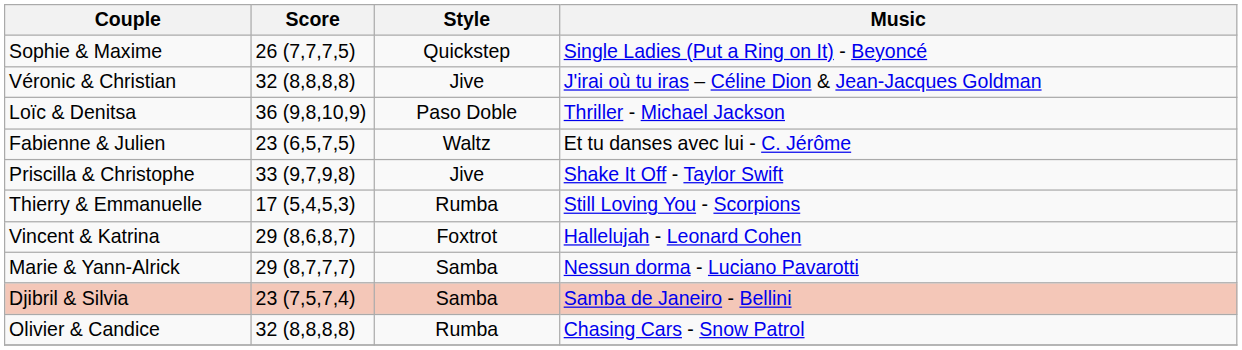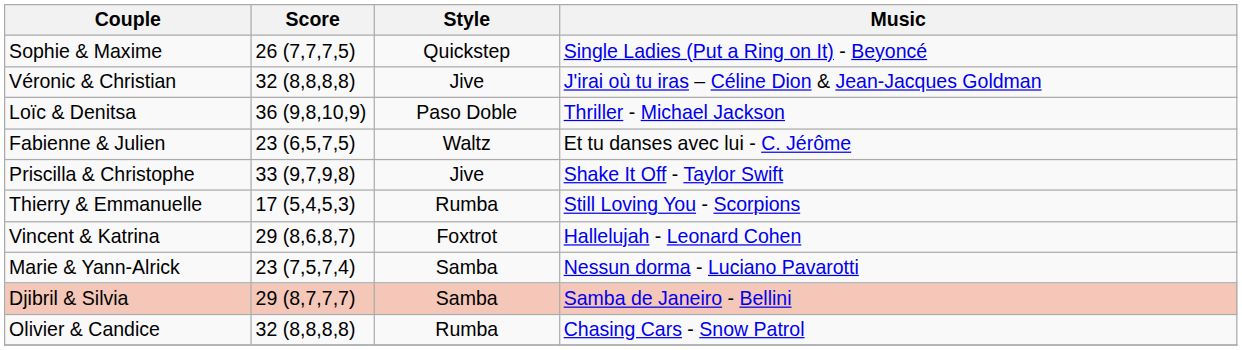(306, 267) 29 (8,7,7,7) -> (306, 267) 23 (7,5,7,4)
(306, 298) 23 (7,5,7,4) -> (306, 298) 29 (8,7,7,7)
